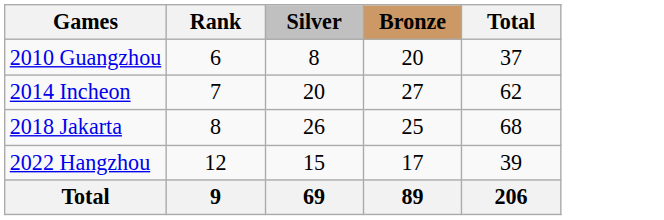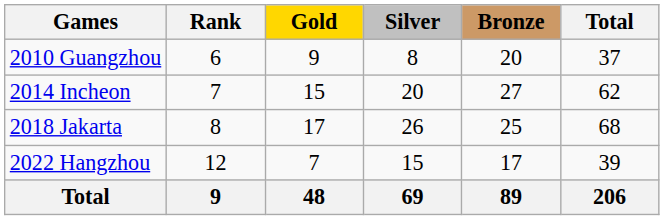+ column: (314, 22)
